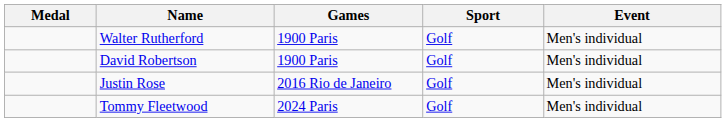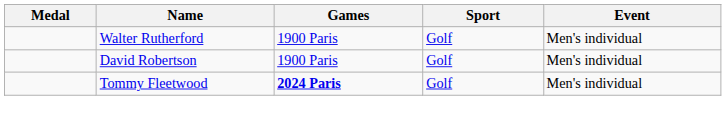- row: (132, 83)
(307, 106) normal -> (309, 83) bold
